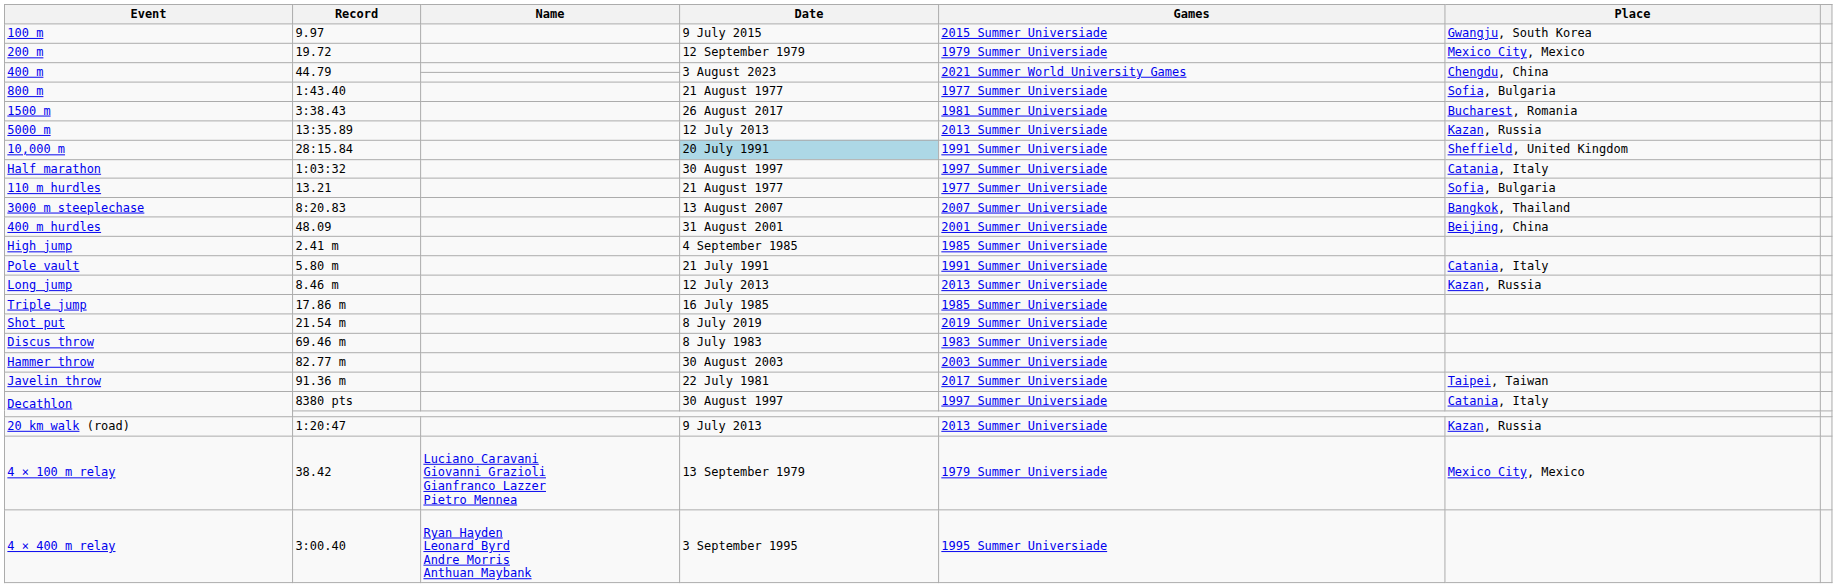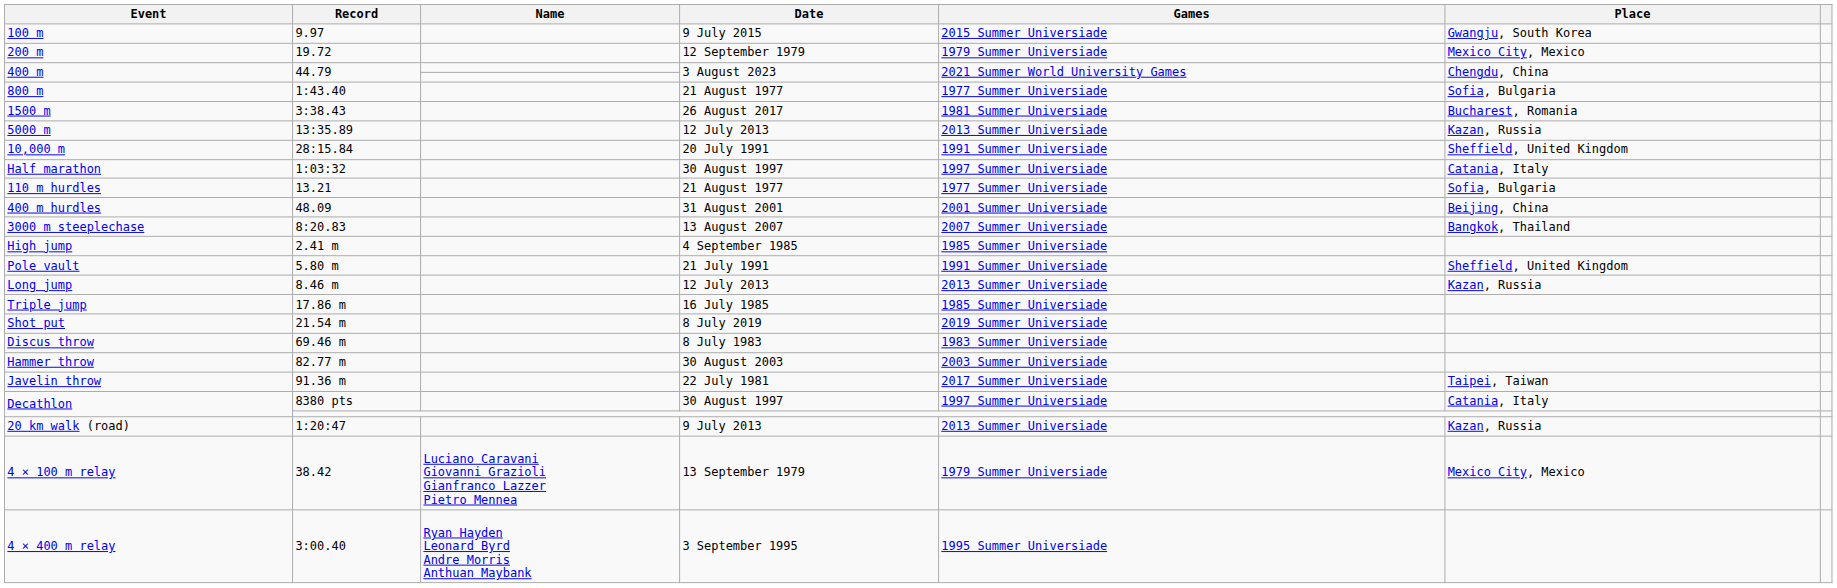(726, 150) lightblue background -> (726, 150) no background
rows swapped: (54, 227) <-> (76, 208)
(1498, 266) Catania, Italy -> (1538, 266) Sheffield, United Kingdom
